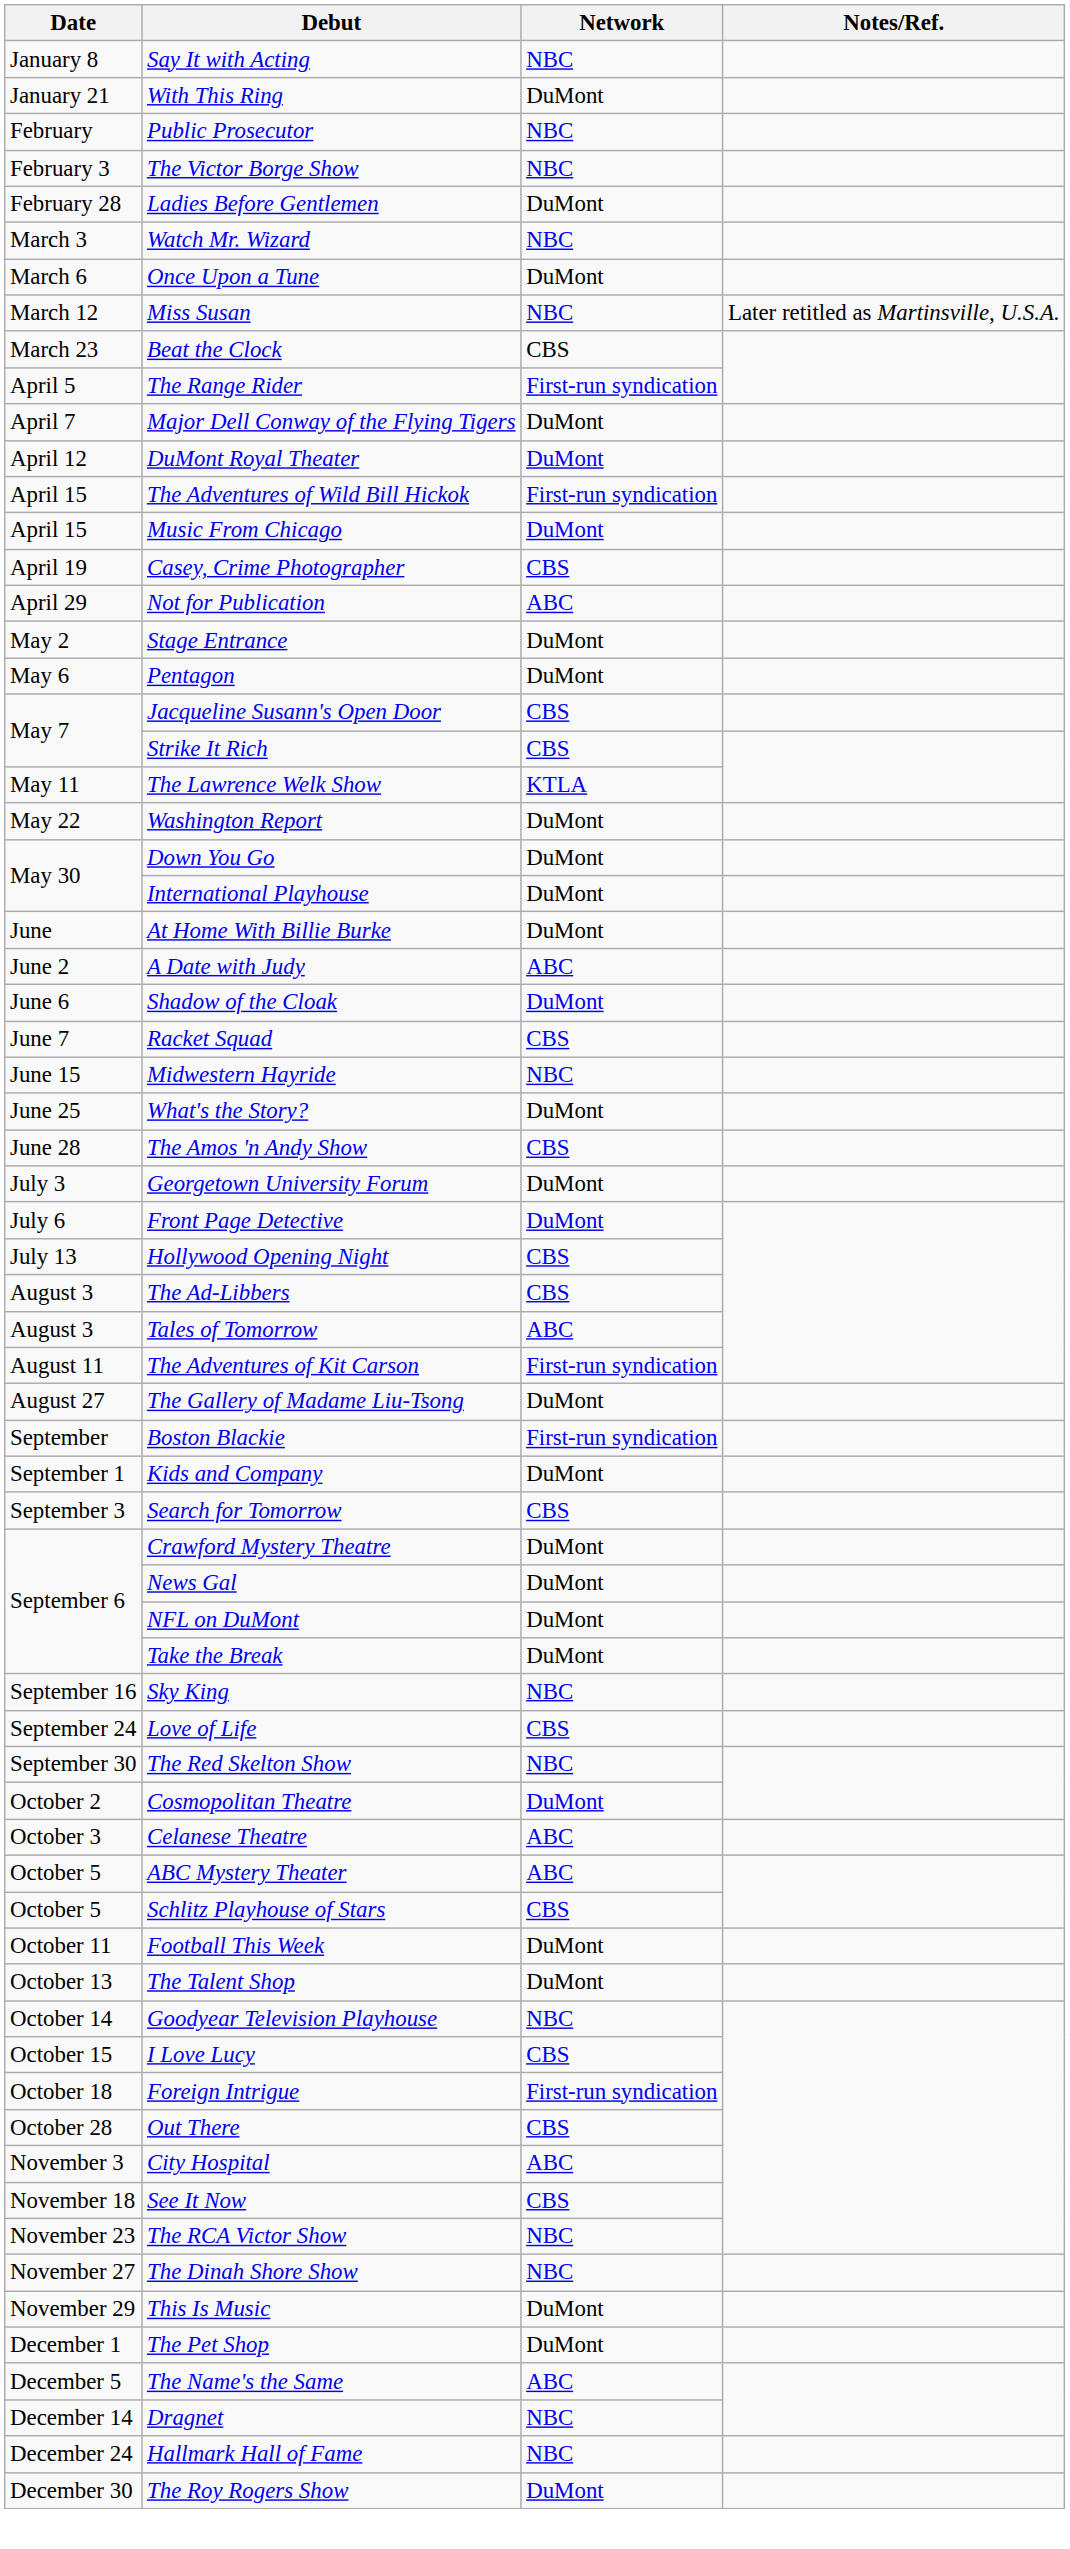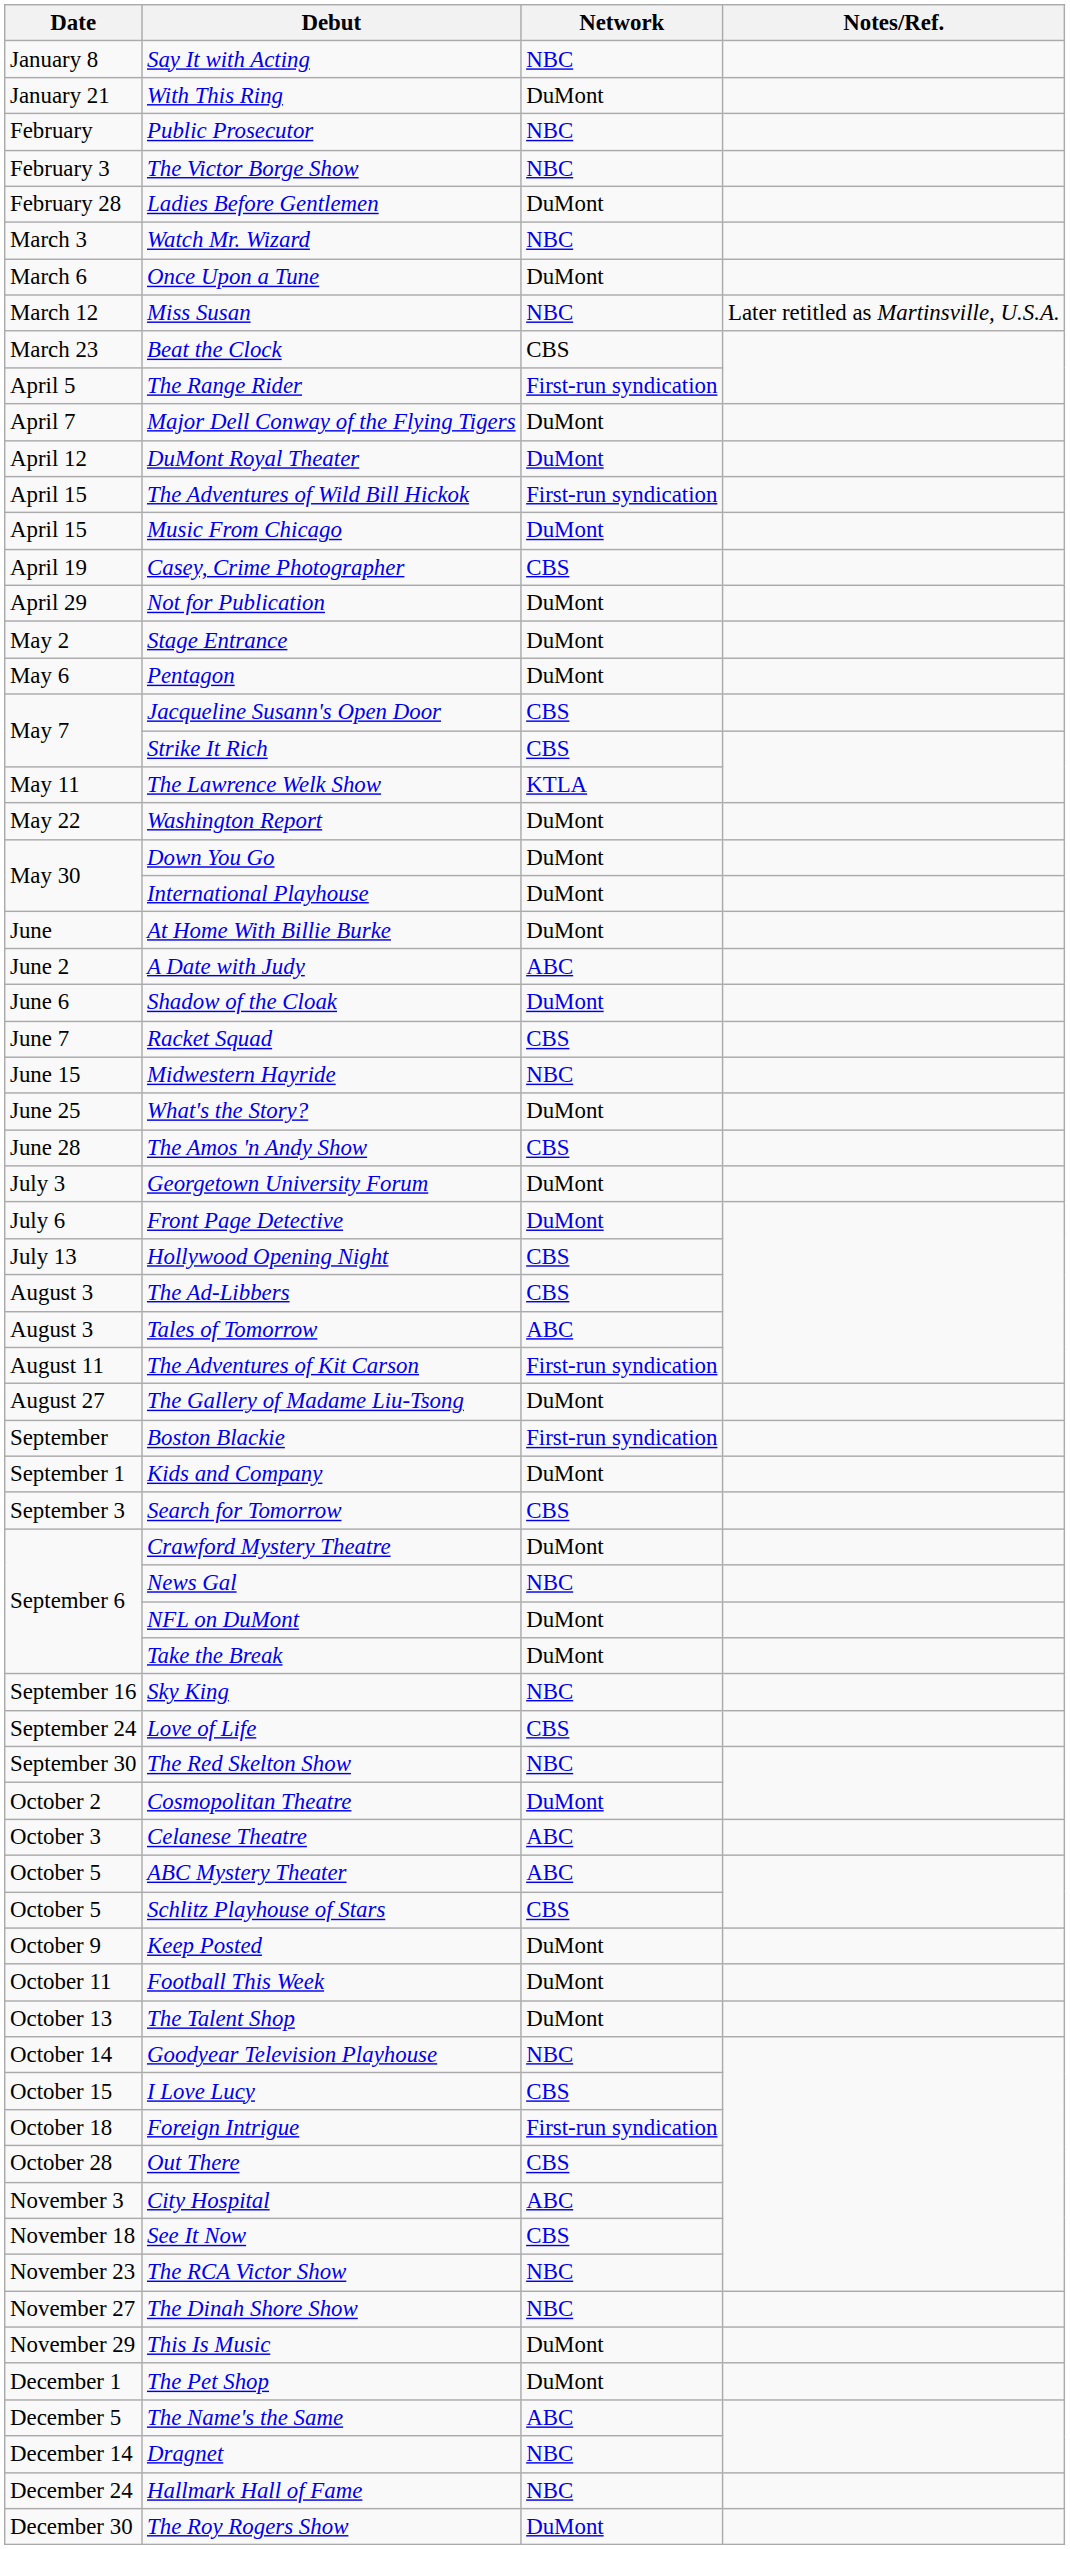(550, 603) ABC -> (565, 603) DuMont
(565, 1582) DuMont -> (550, 1582) NBC
+ row: (204, 1945)
